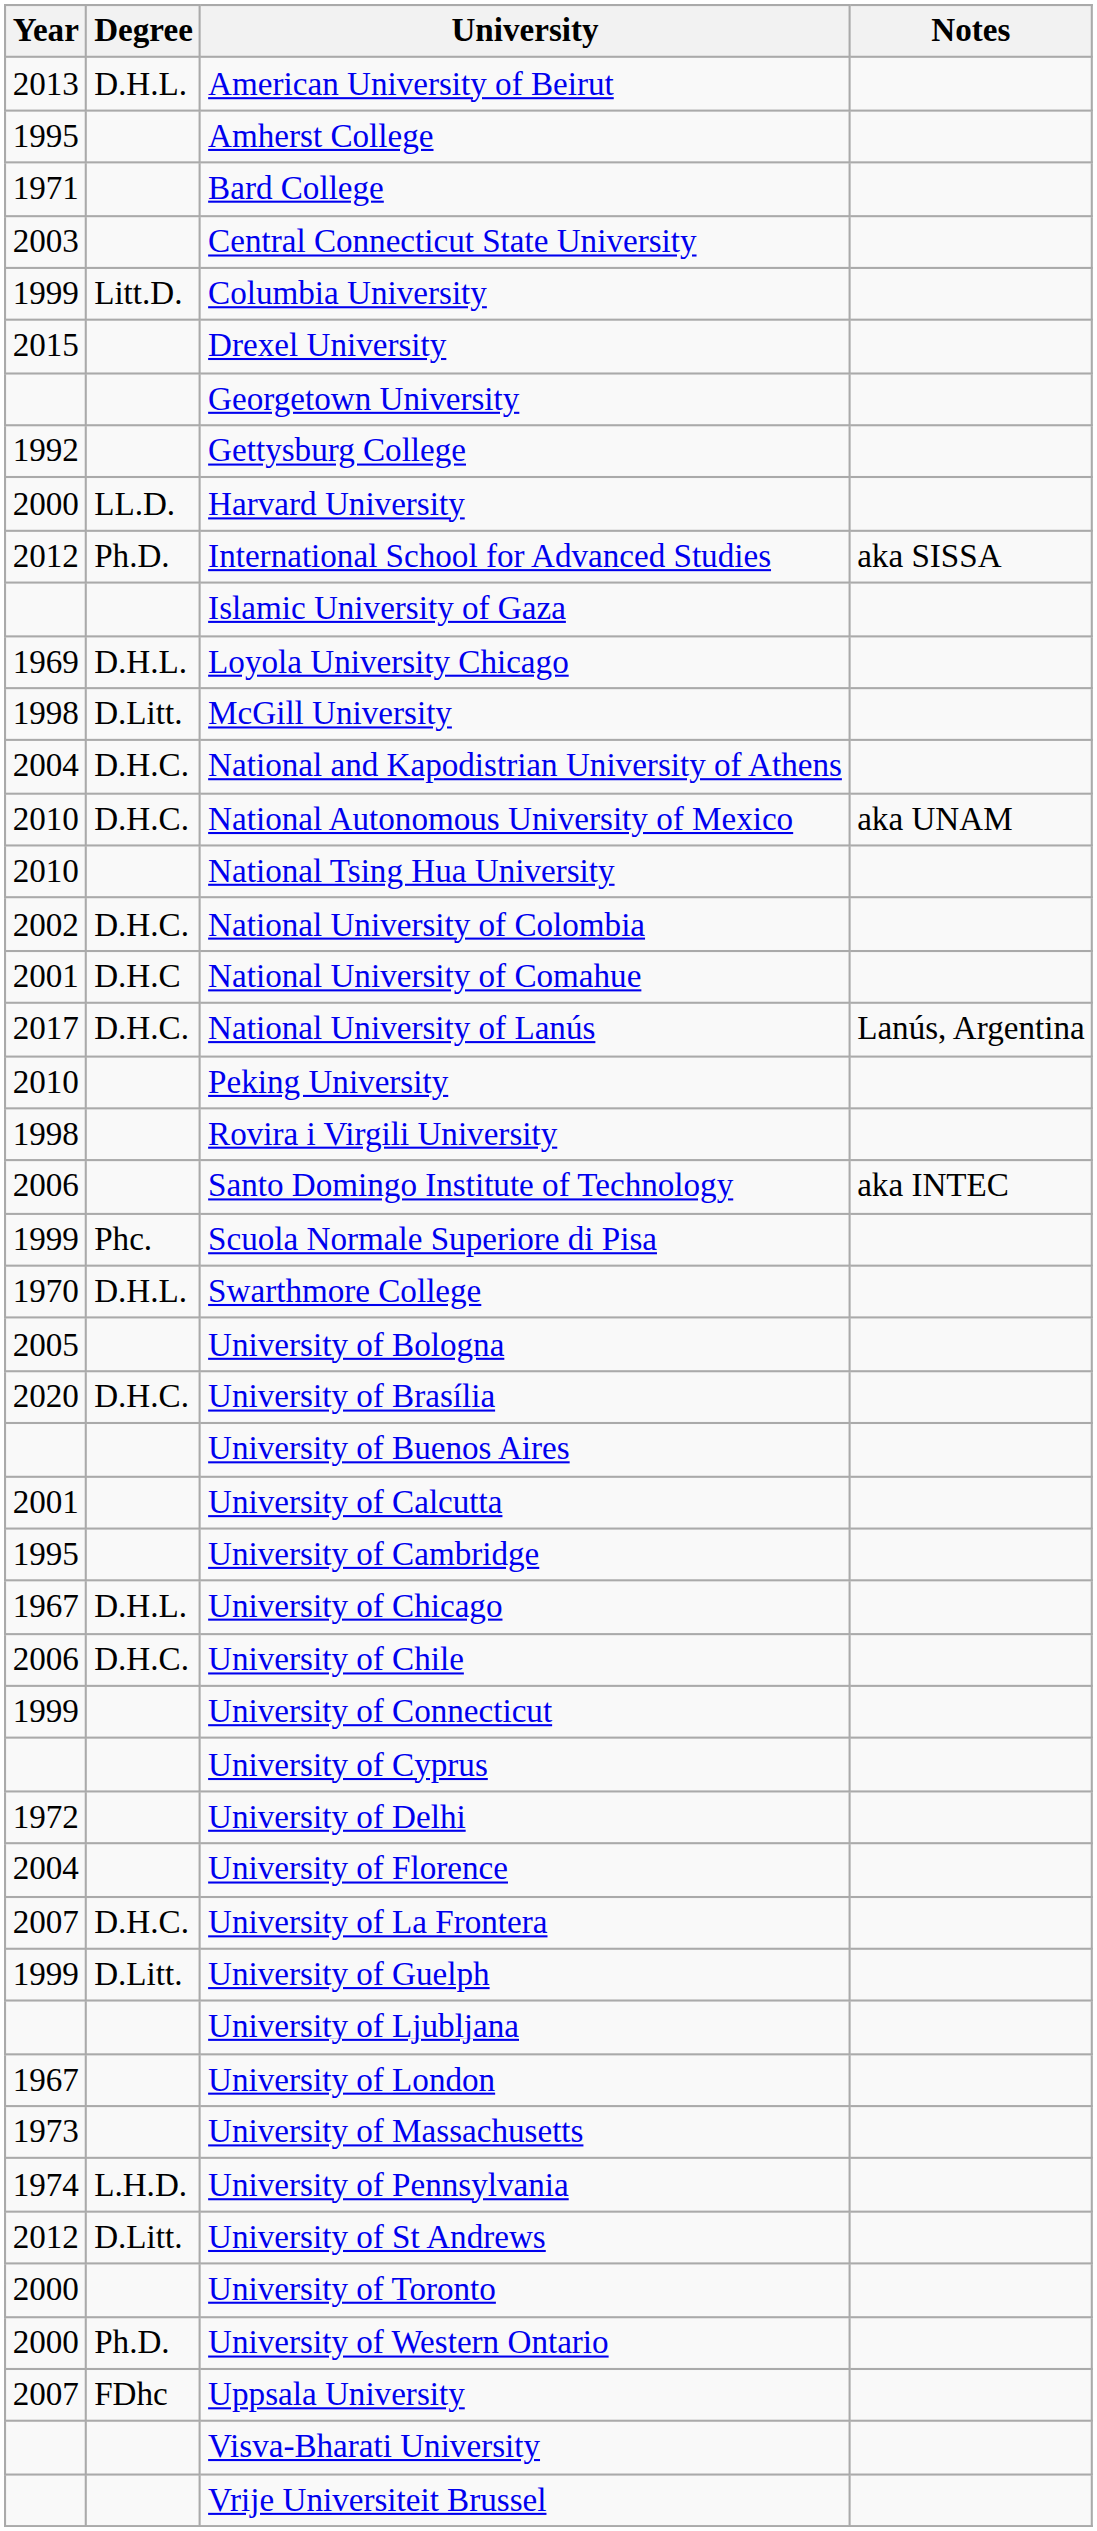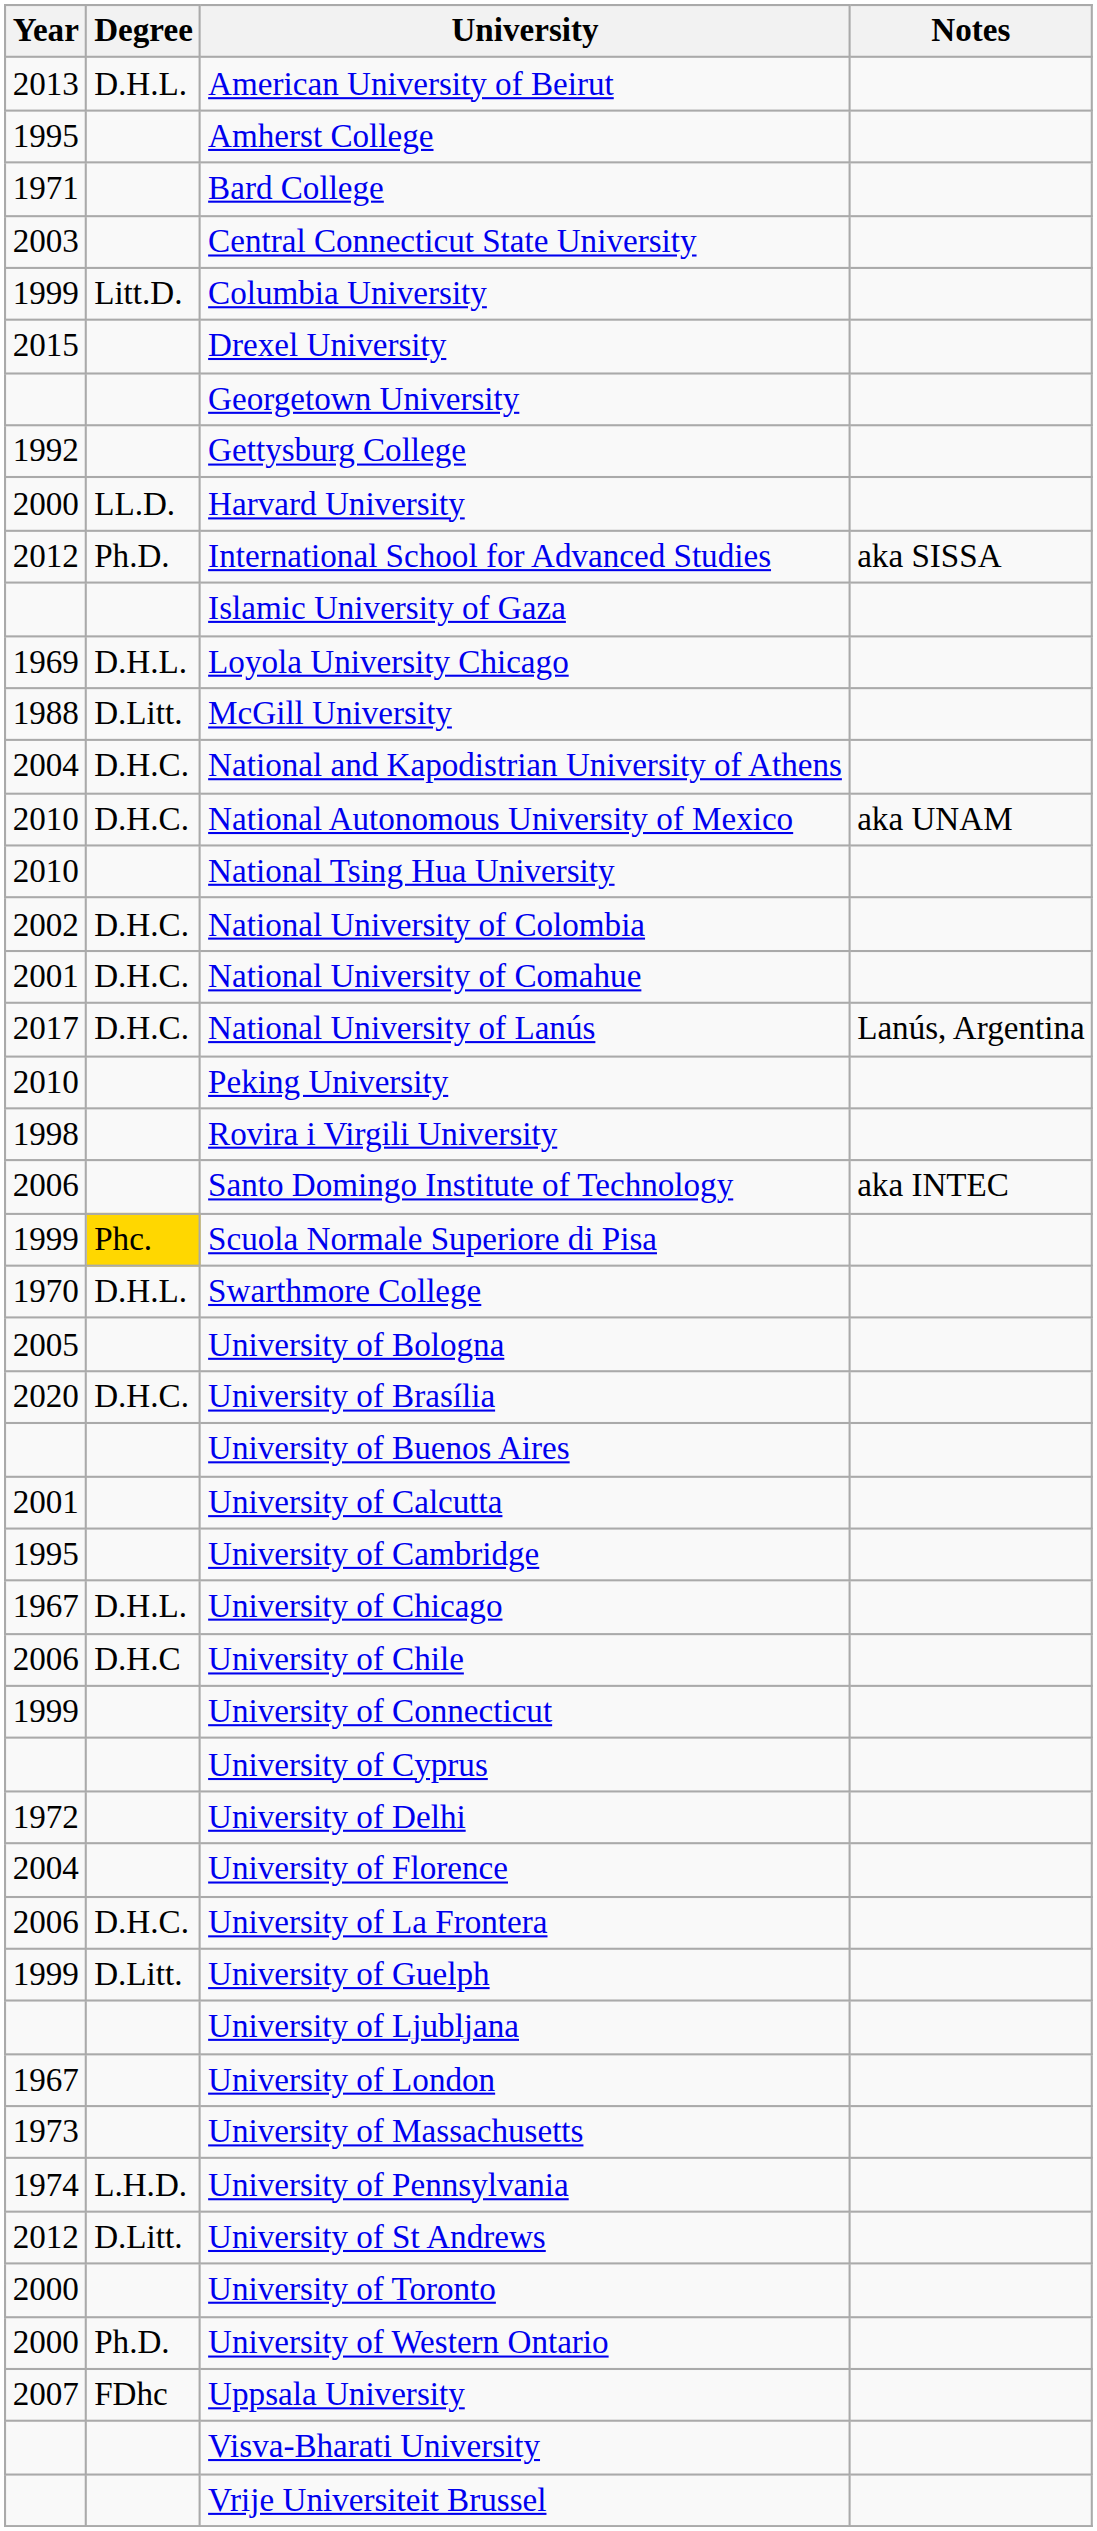(46, 713) 1998 -> (46, 713) 1988
(137, 976) D.H.C -> (142, 976) D.H.C.
(123, 1238) no background -> (123, 1238) gold background
(142, 1659) D.H.C. -> (137, 1659) D.H.C
(46, 1921) 2007 -> (46, 1921) 2006
